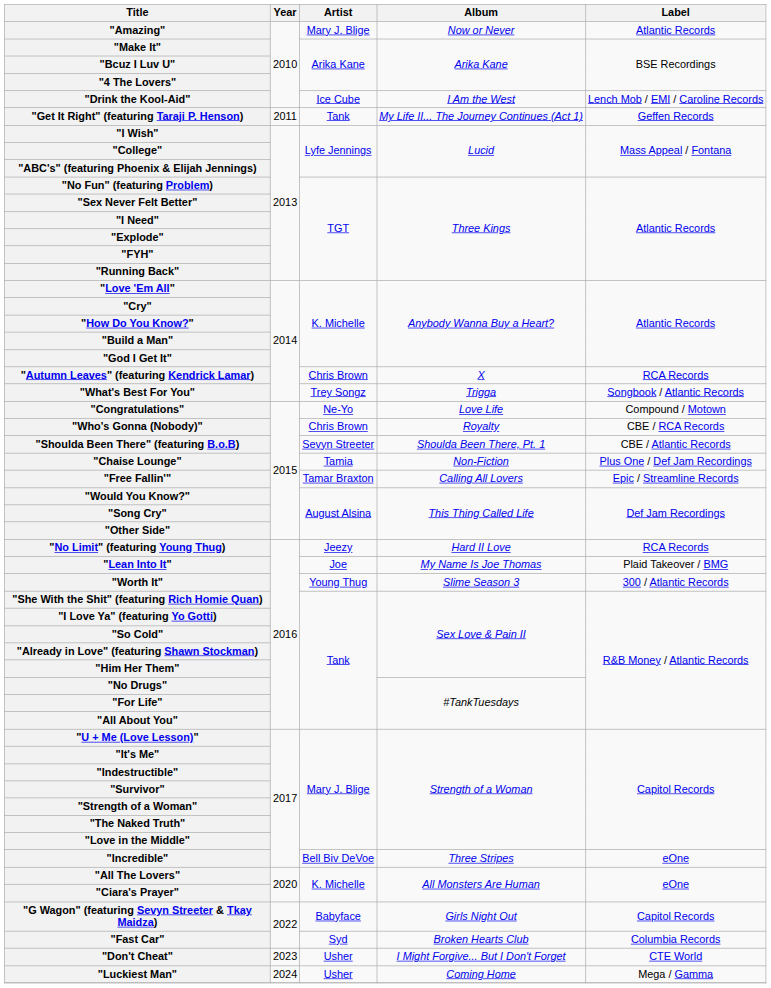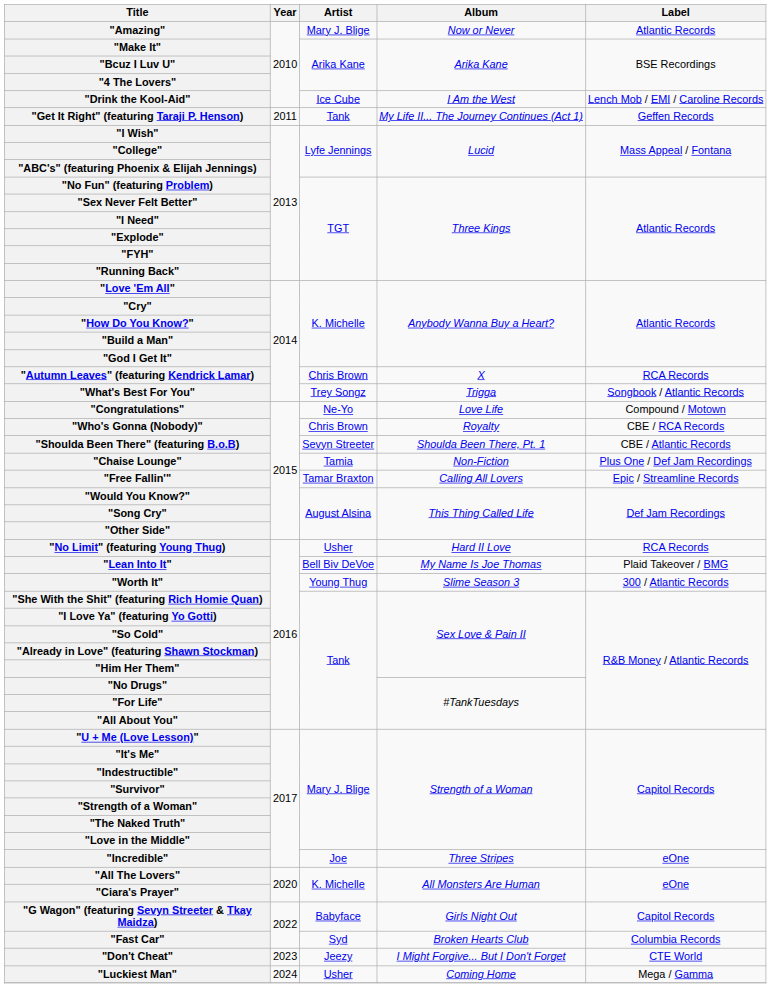(338, 548) Jeezy -> (338, 548) Usher
(338, 565) Joe -> (338, 565) Bell Biv DeVoe
(338, 858) Bell Biv DeVoe -> (338, 858) Joe
(338, 957) Usher -> (338, 957) Jeezy
